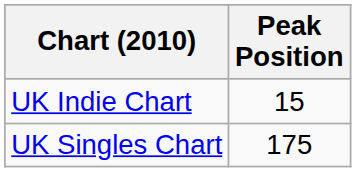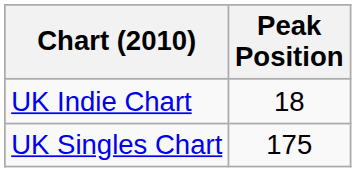(289, 100) 15 -> (289, 100) 18
